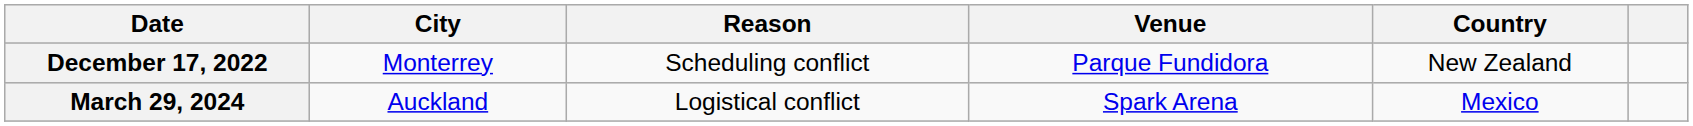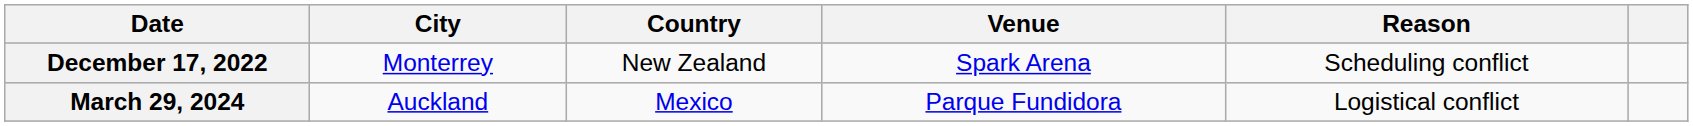columns swapped: (1500, 23) <-> (767, 23)
(1170, 62) Parque Fundidora -> (1023, 62) Spark Arena
(1170, 101) Spark Arena -> (1023, 101) Parque Fundidora
